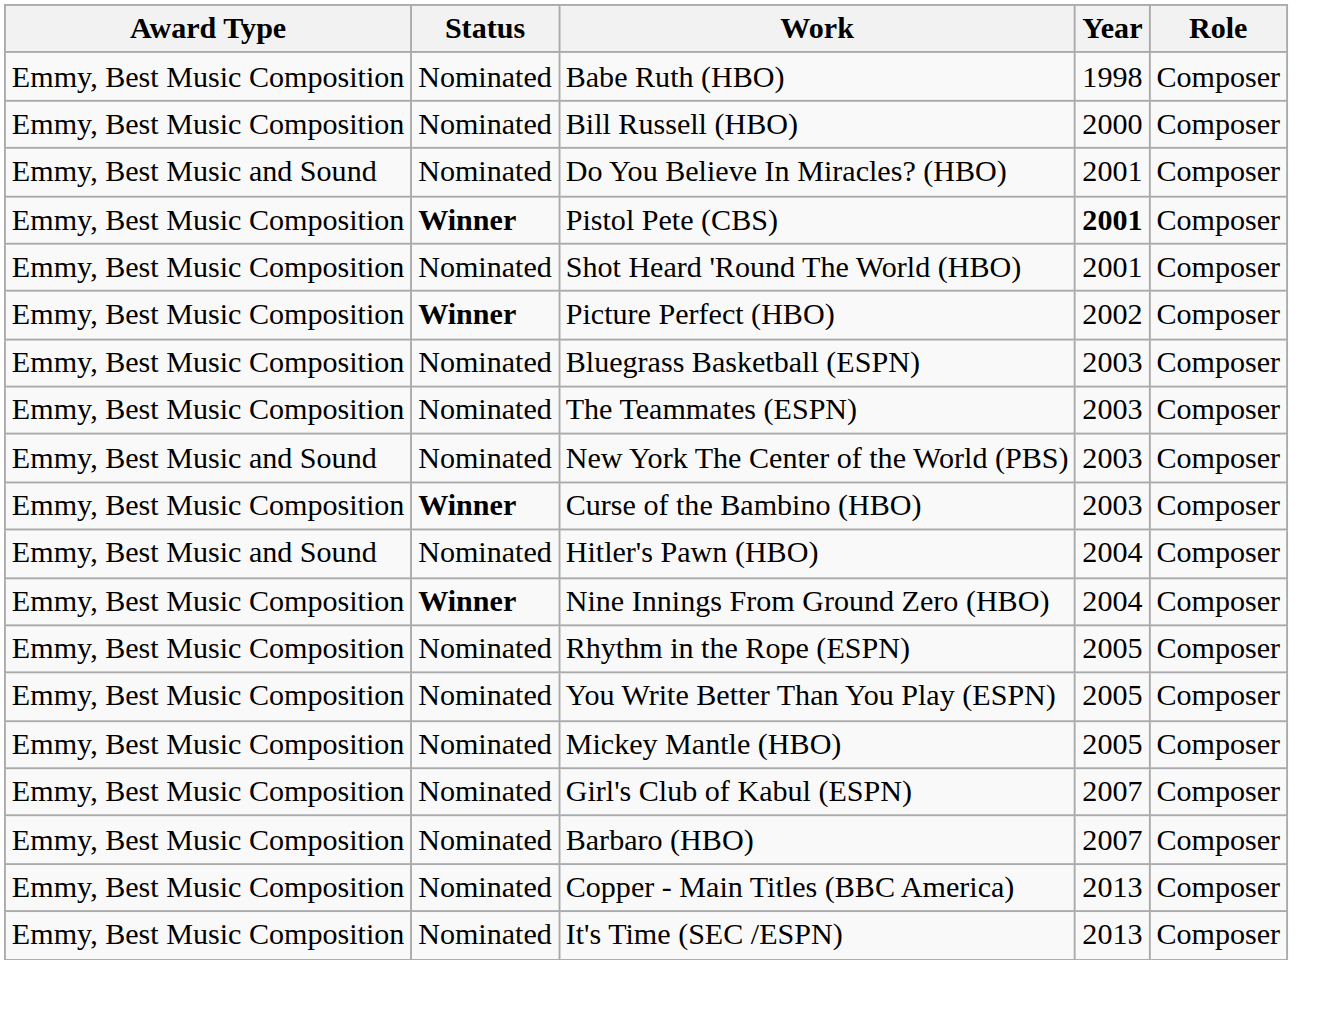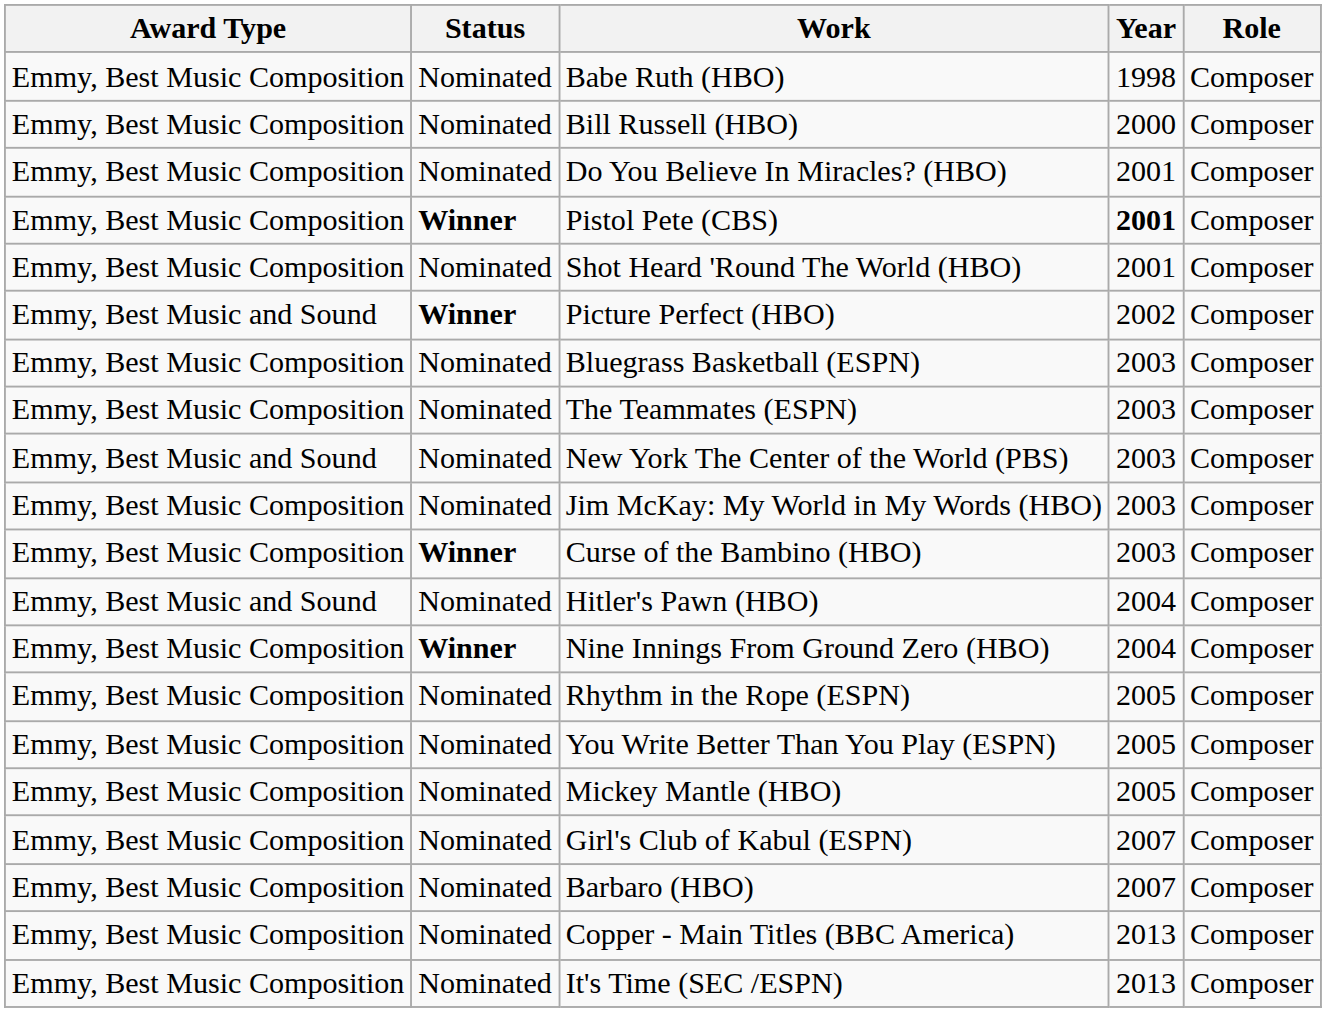(194, 171) Emmy, Best Music and Sound -> (208, 171) Emmy, Best Music Composition
(208, 314) Emmy, Best Music Composition -> (194, 314) Emmy, Best Music and Sound
+ row: (834, 505)
